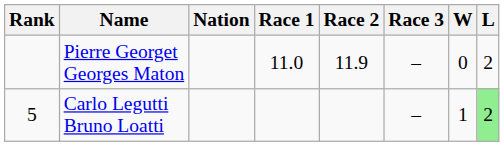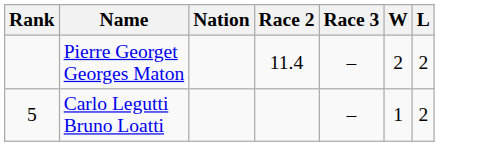- column: (287, 19)
(351, 61) 11.9 -> (287, 61) 11.4
(463, 61) 0 -> (398, 61) 2
(488, 114) lightgreen background -> (423, 114) no background
